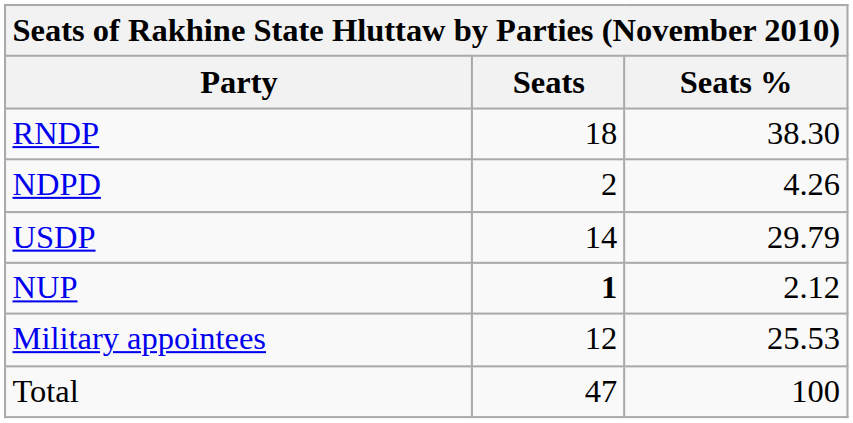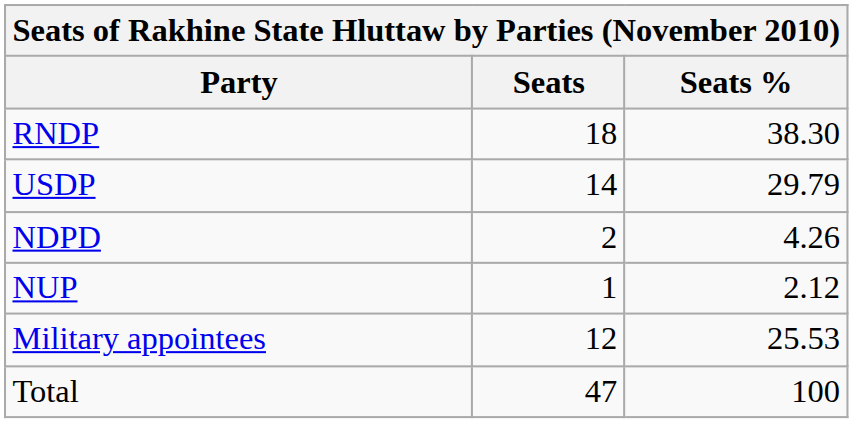rows swapped: (54, 236) <-> (57, 184)
(609, 287) bold -> (609, 287) normal
